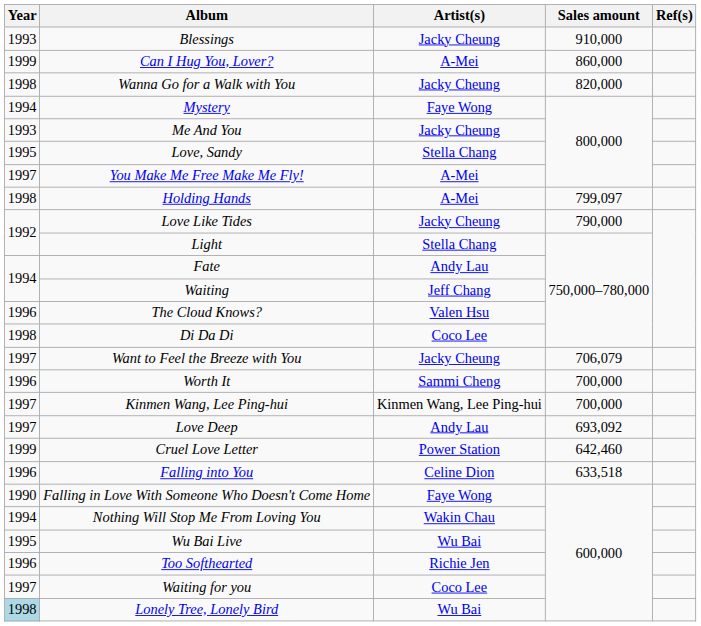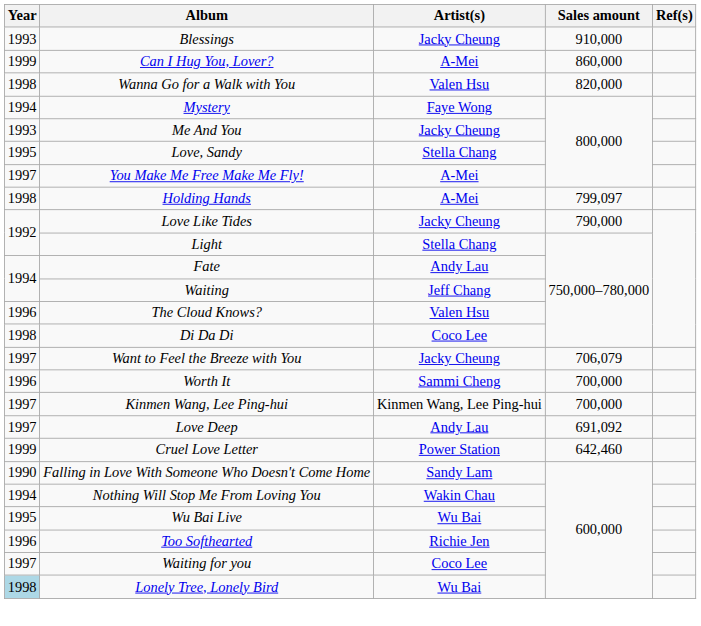(459, 84) Jacky Cheung -> (459, 84) Valen Hsu
(599, 426) 693,092 -> (599, 426) 691,092
- row: (207, 472)
(459, 495) Faye Wong -> (459, 472) Sandy Lam
